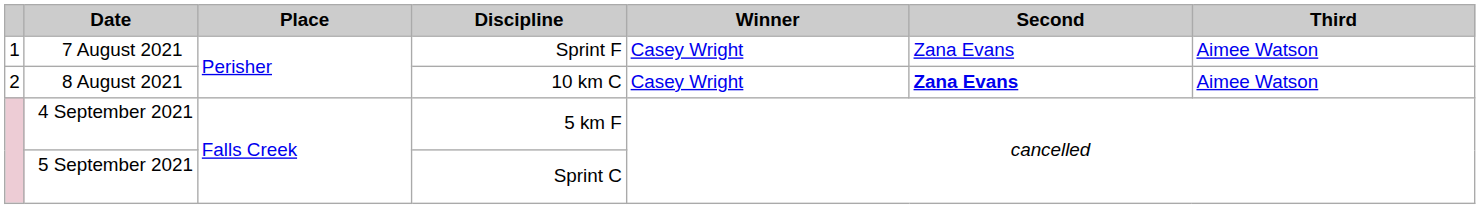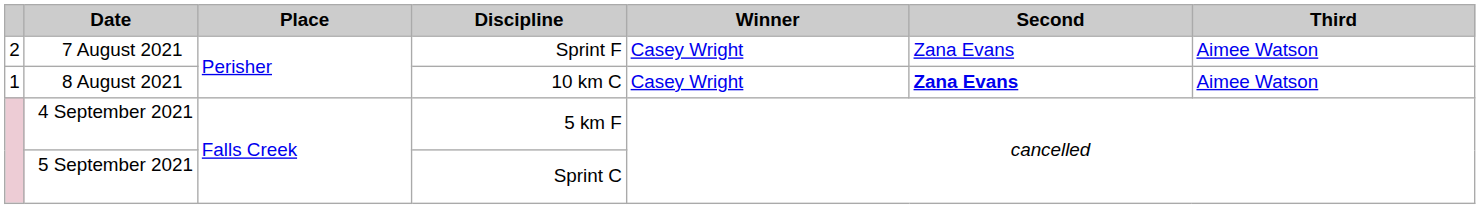(14, 50) 1 -> (14, 50) 2
(14, 81) 2 -> (14, 81) 1
